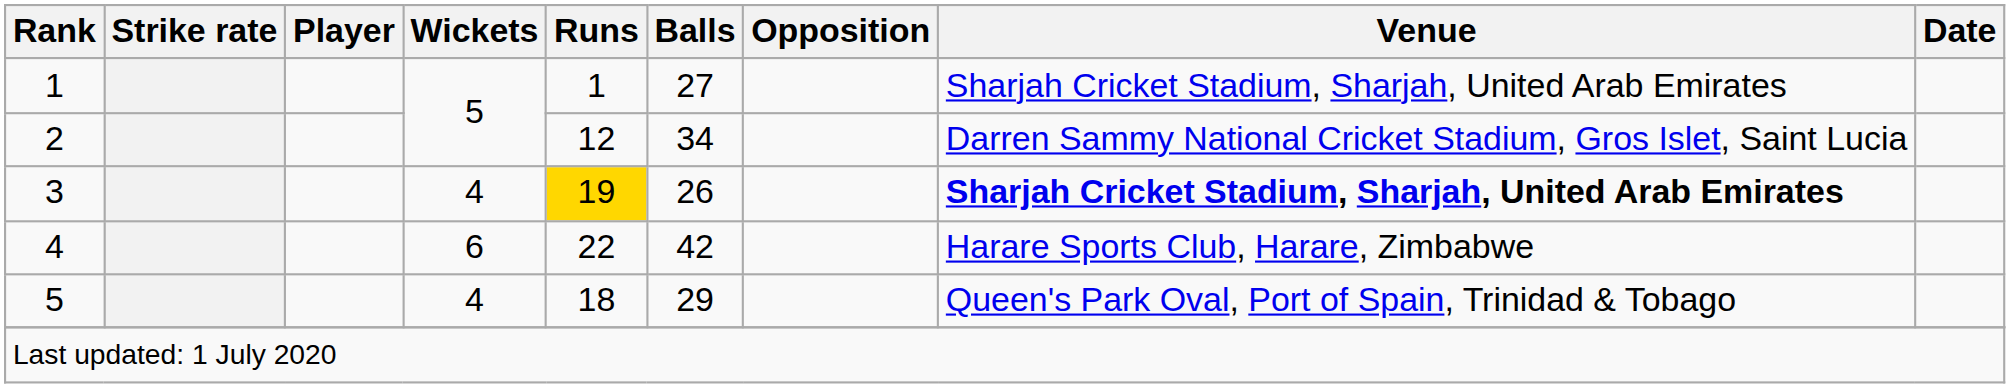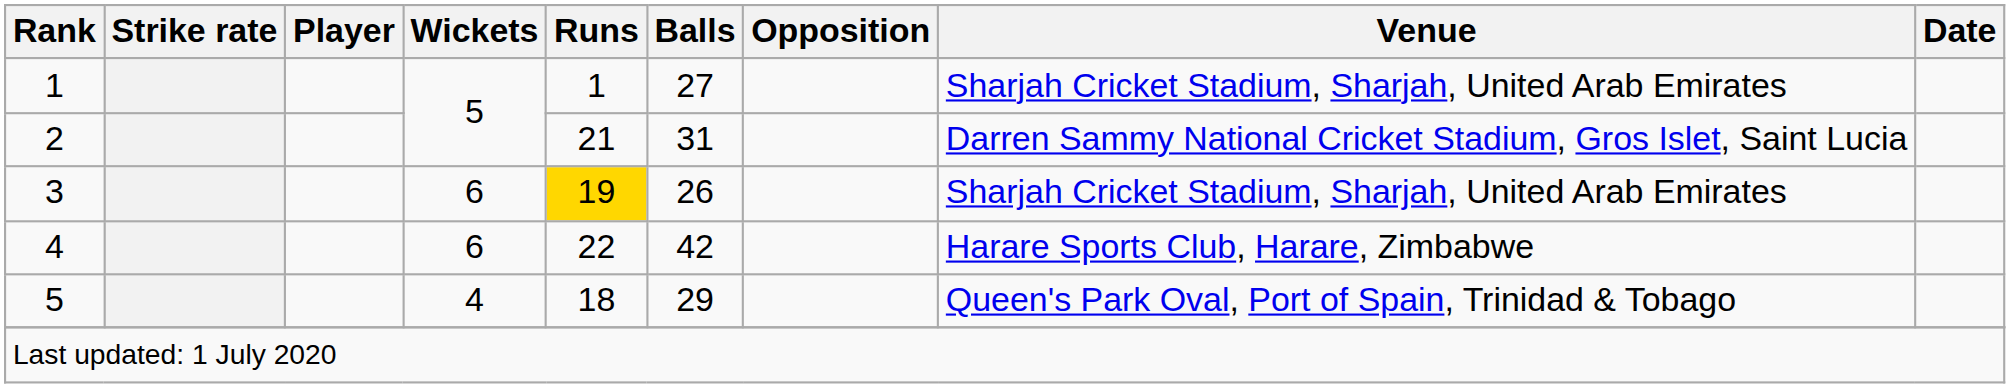(596, 138) 12 -> (596, 138) 21
(695, 138) 34 -> (695, 138) 31
(474, 192) 4 -> (474, 192) 6
(1395, 192) bold -> (1366, 192) normal
